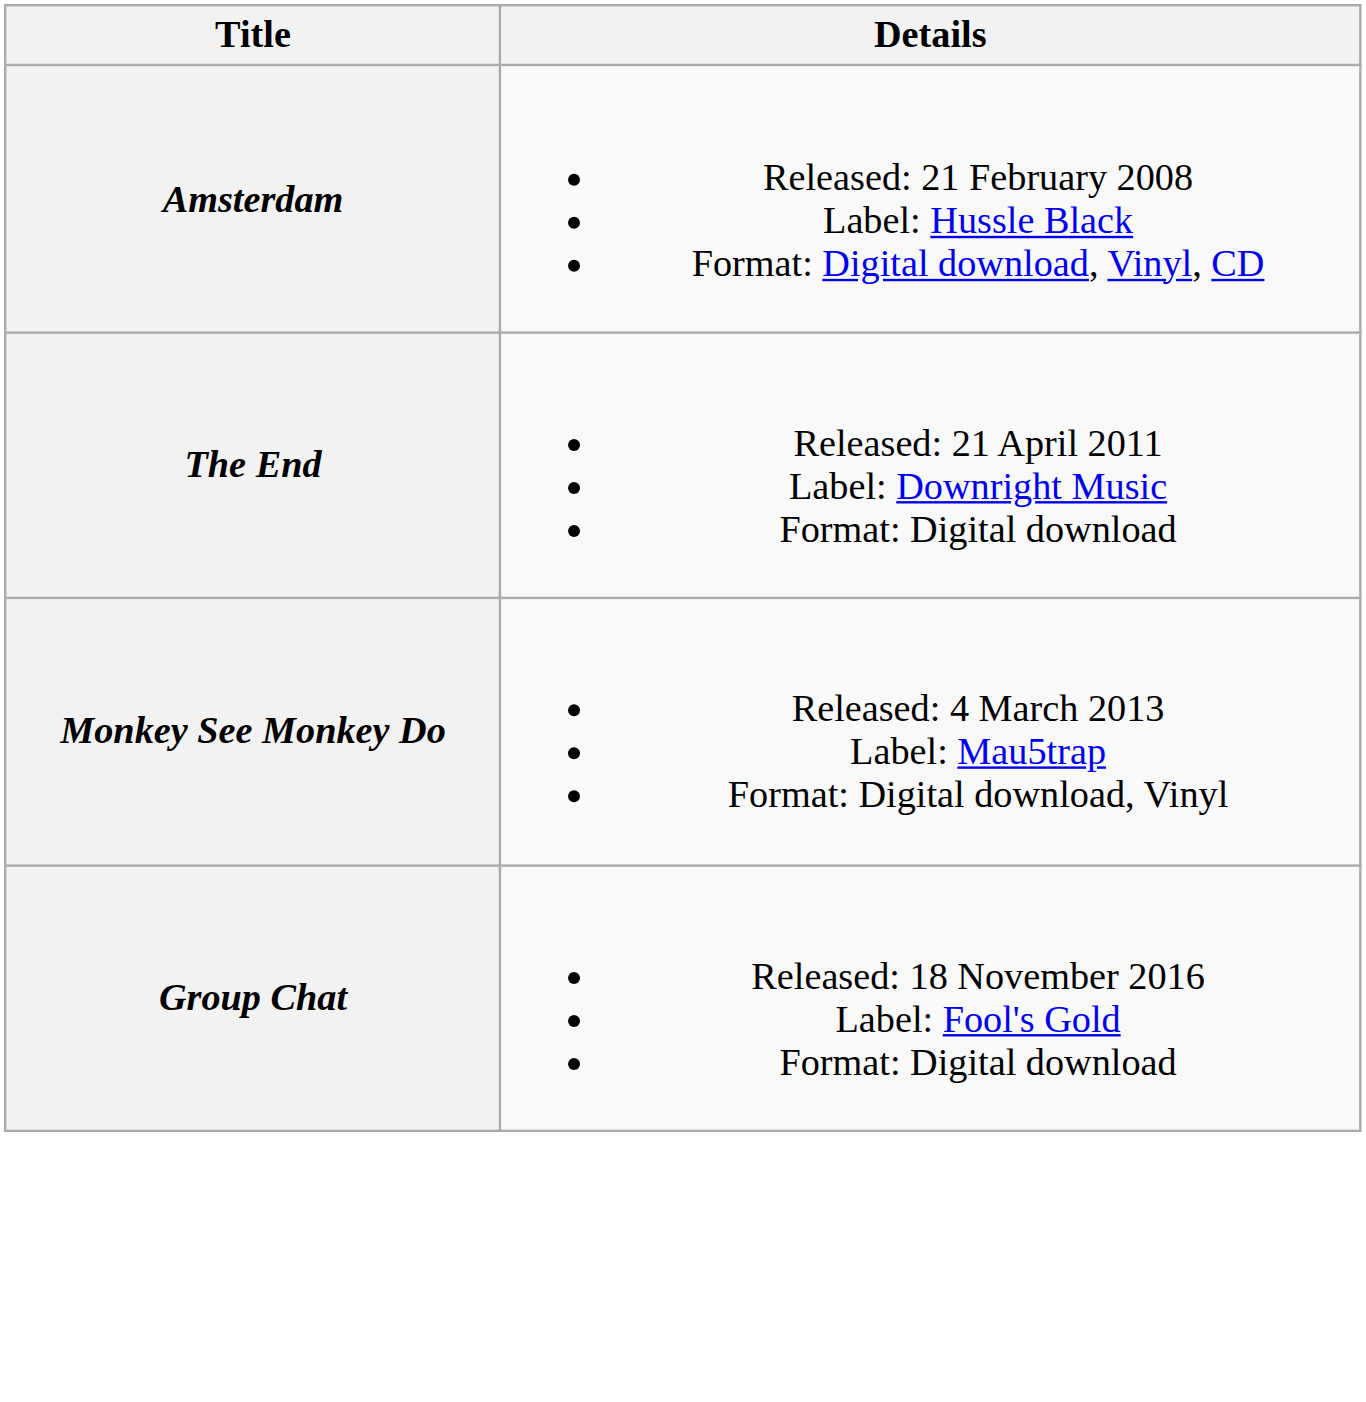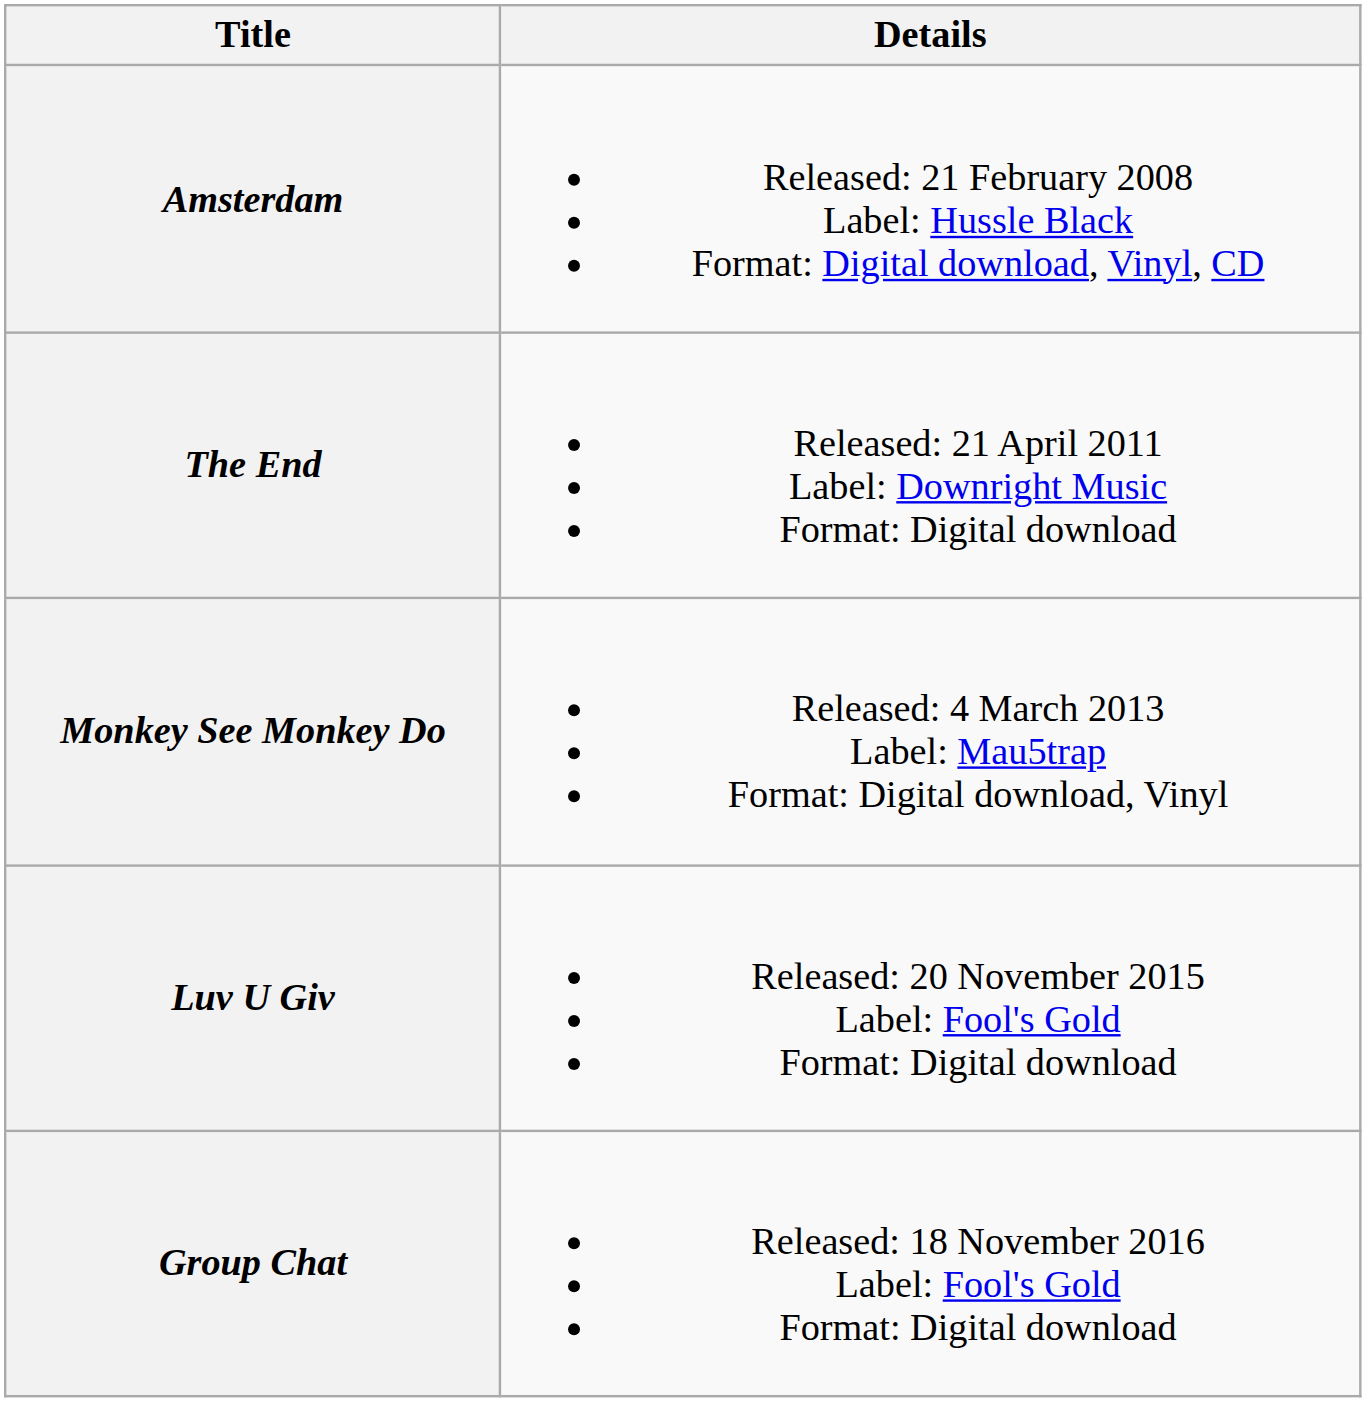+ row: (253, 996)
